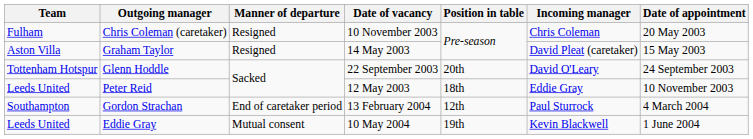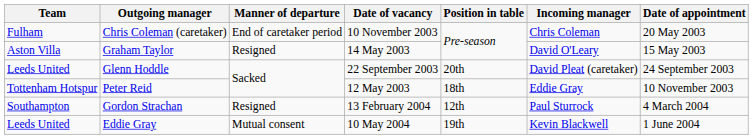(254, 32) Resigned -> (287, 32) End of caretaker period
(584, 50) David Pleat (caretaker) -> (564, 50) David O'Leary
(52, 69) Tottenham Hotspur -> (38, 69) Leeds United
(564, 69) David O'Leary -> (584, 69) David Pleat (caretaker)
(38, 87) Leeds United -> (52, 87) Tottenham Hotspur
(287, 106) End of caretaker period -> (254, 106) Resigned
